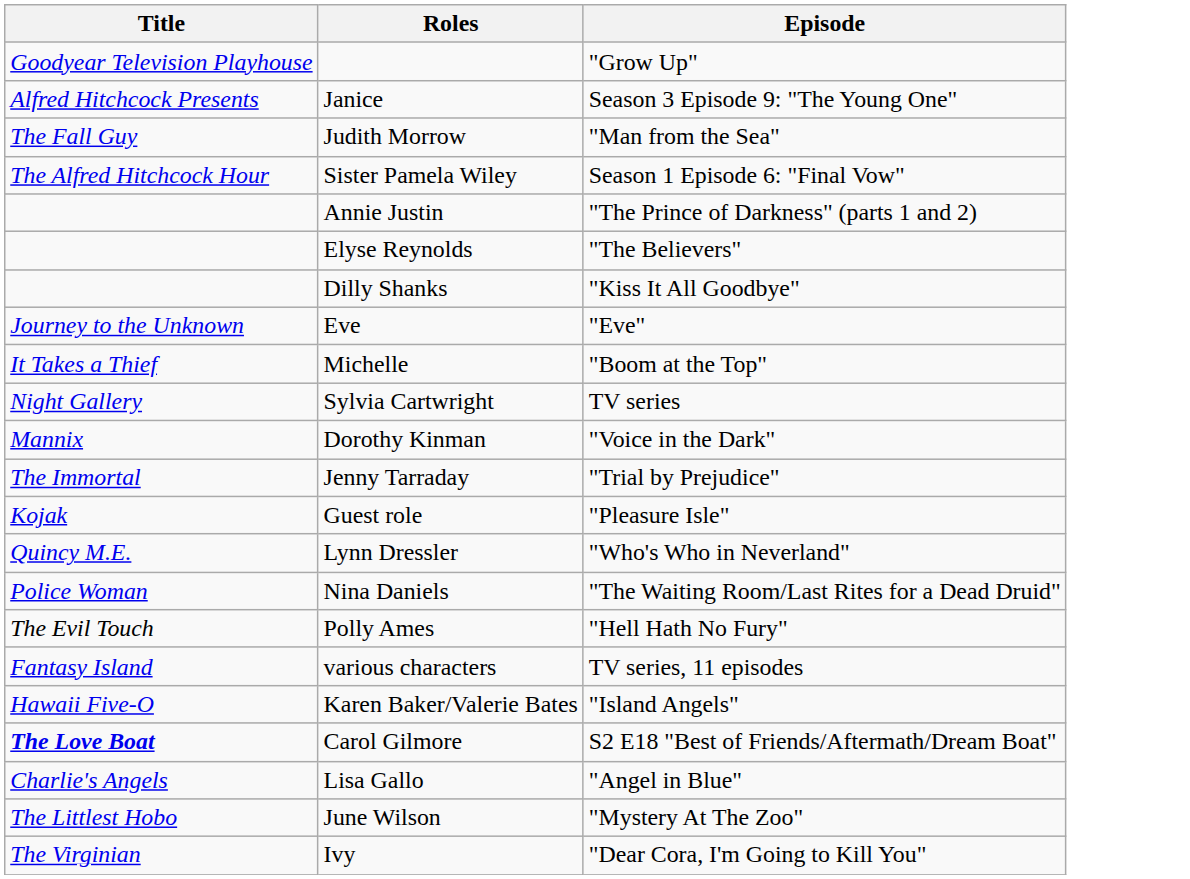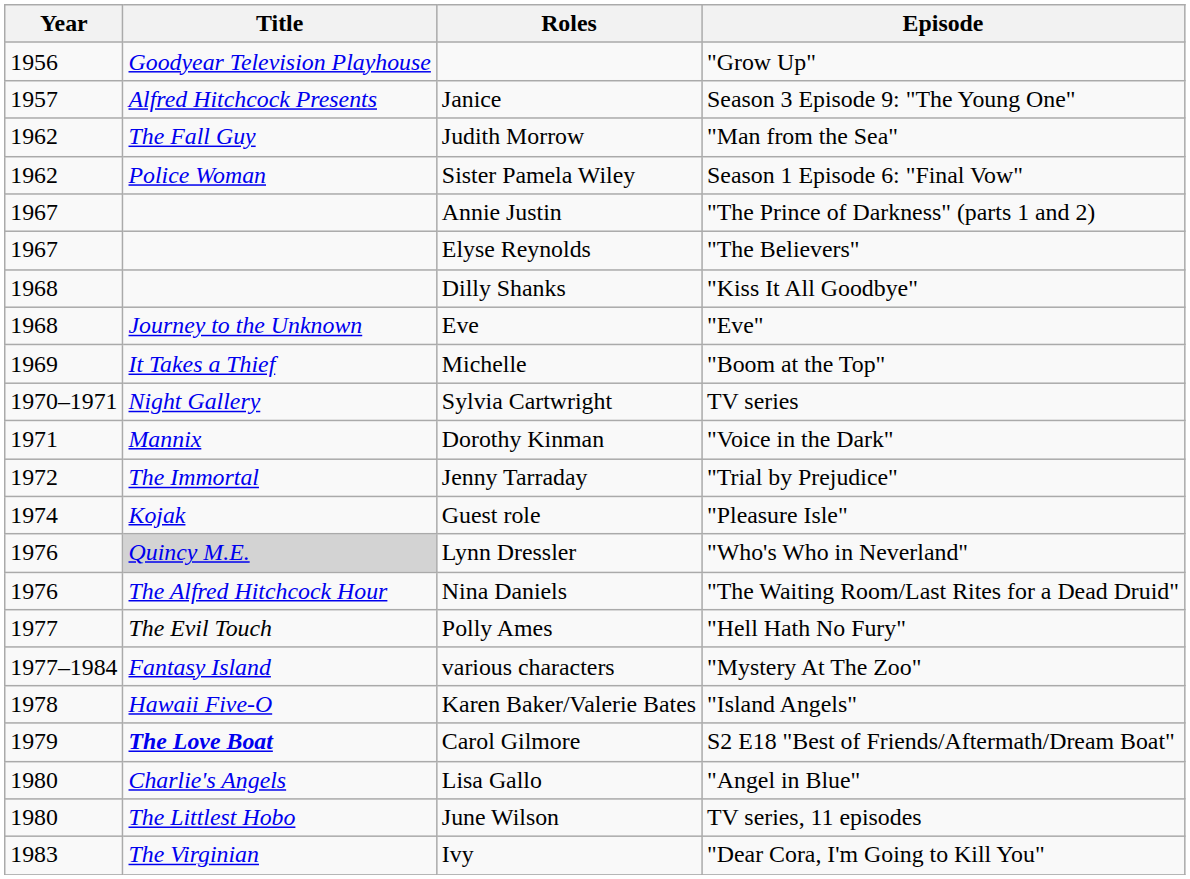+ column: (64, 23)
(140, 174) The Alfred Hitchcock Hour -> (197, 174) Police Woman
(71, 552) no background -> (189, 552) lightgrey background
(79, 590) Police Woman -> (258, 590) The Alfred Hitchcock Hour
(696, 666) TV series, 11 episodes -> (814, 666) "Mystery At The Zoo"
(696, 817) "Mystery At The Zoo" -> (814, 817) TV series, 11 episodes
